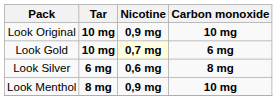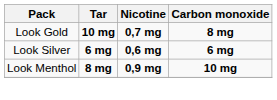- row: (42, 32)
(143, 50) lightyellow background -> (143, 32) no background
(220, 50) 6 mg -> (220, 32) 8 mg
(220, 69) 8 mg -> (220, 50) 6 mg
